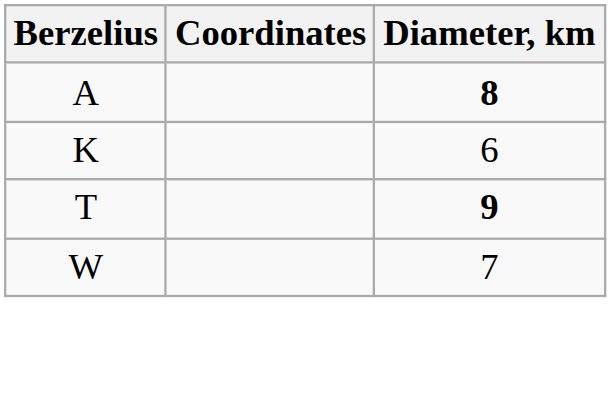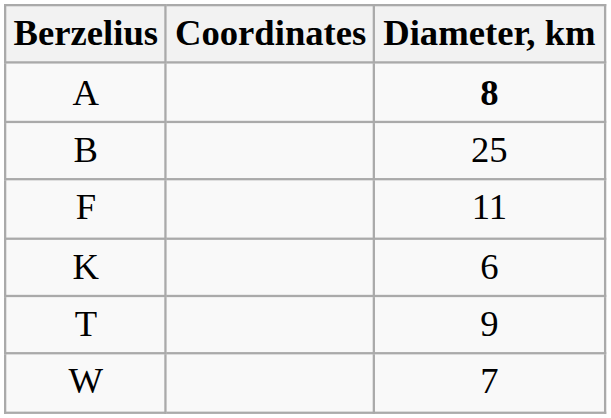+ row: (86, 149)
+ row: (86, 207)
(489, 207) bold -> (489, 324) normal
